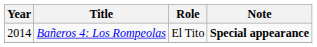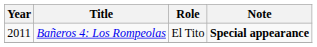(19, 33) 2014 -> (19, 33) 2011
